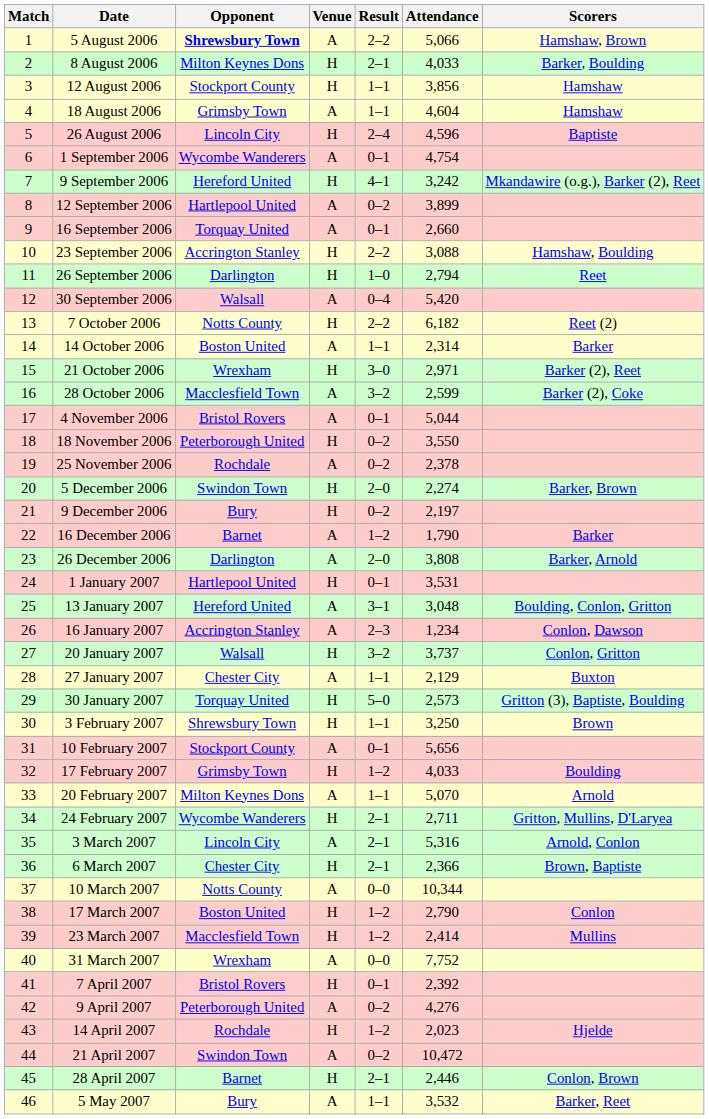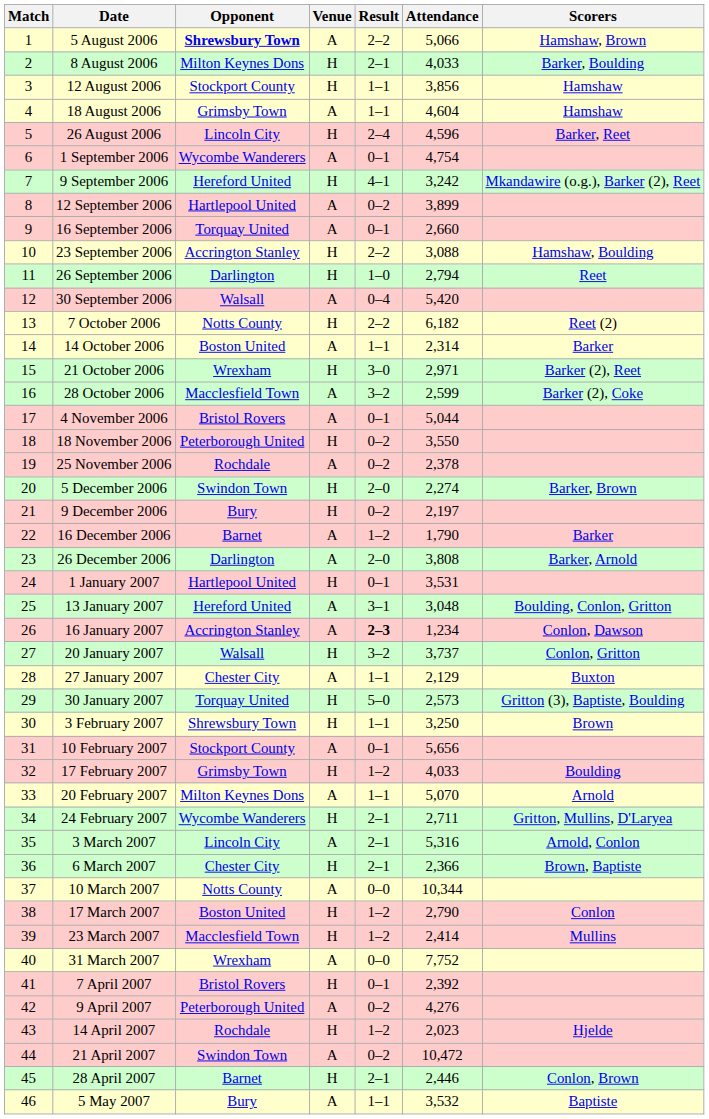(593, 134) Baptiste -> (593, 134) Barker, Reet
(379, 629) normal -> (379, 629) bold
(593, 1101) Barker, Reet -> (593, 1101) Baptiste
